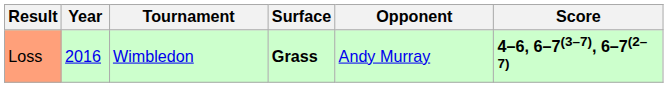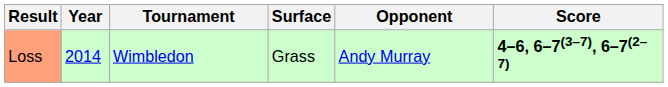(83, 56) 2016 -> (83, 56) 2014
(295, 56) bold -> (293, 56) normal
